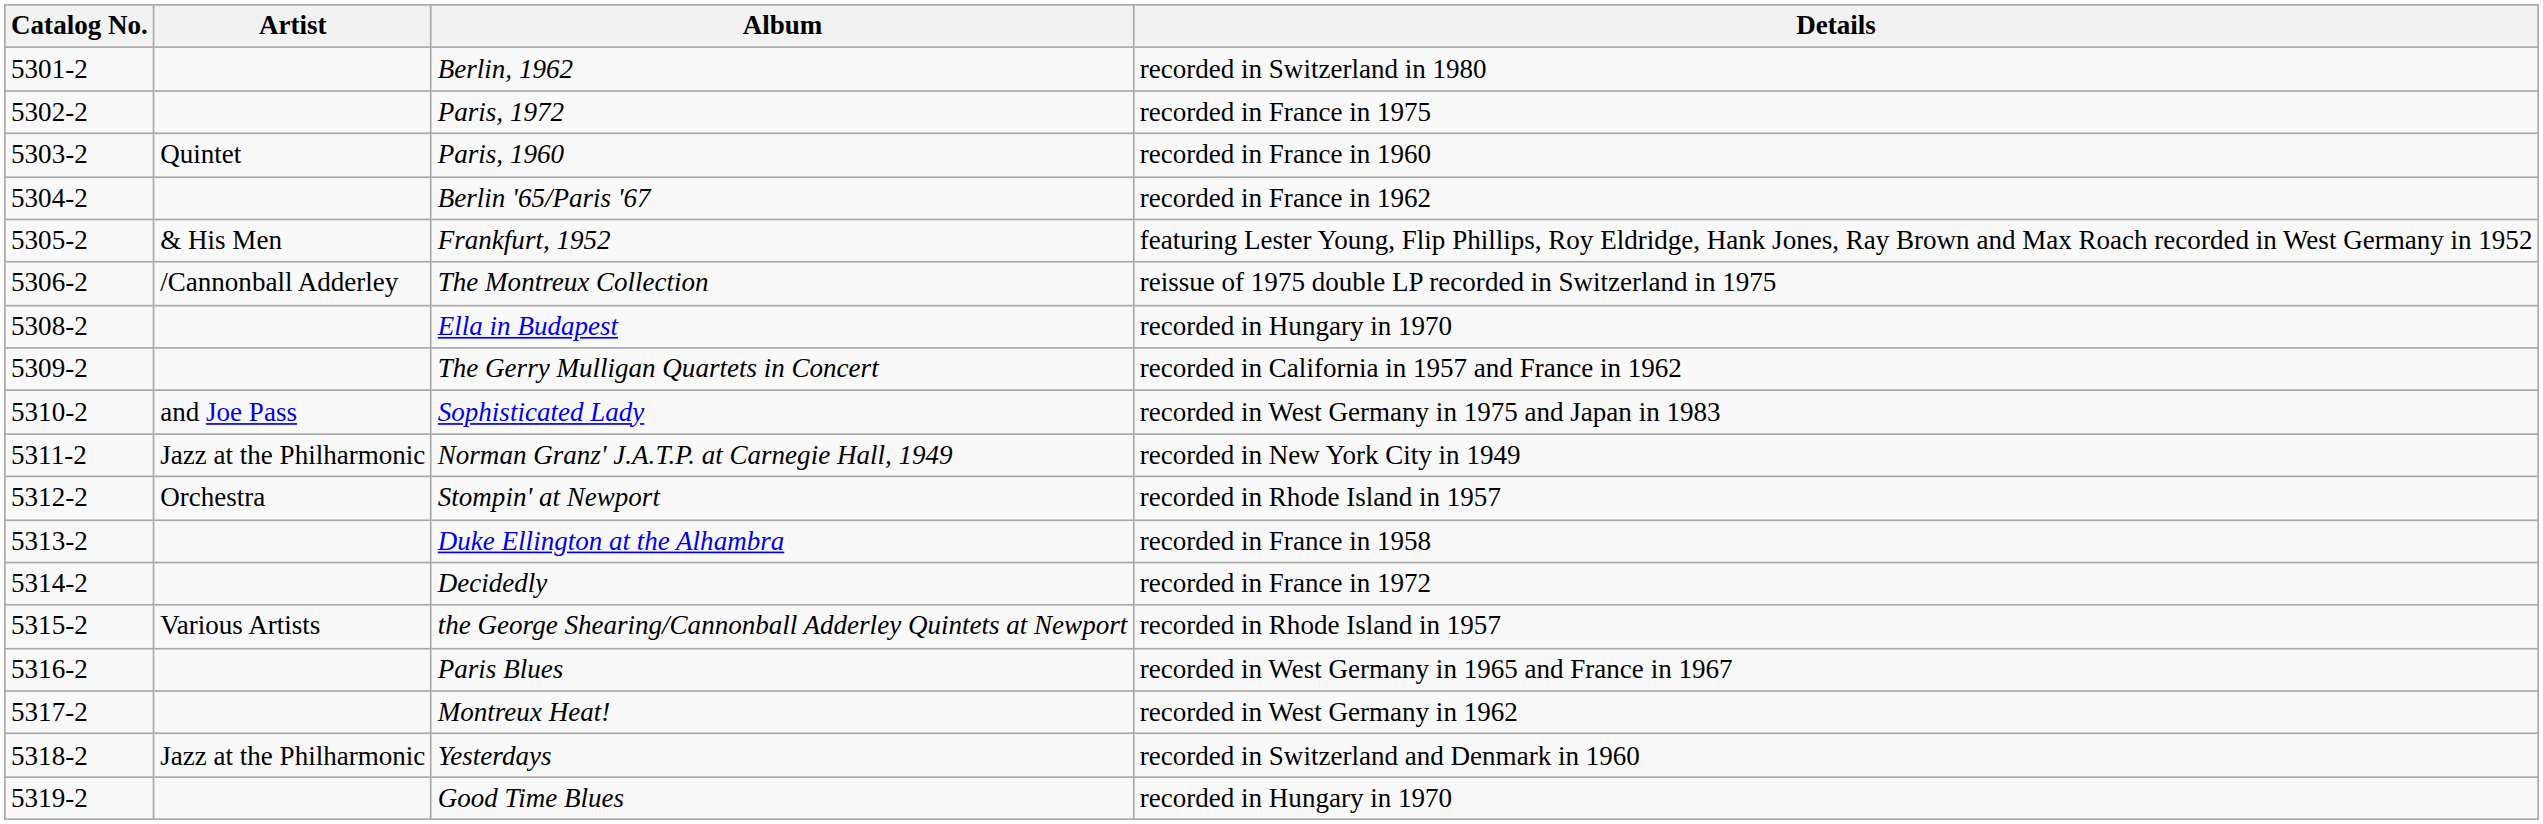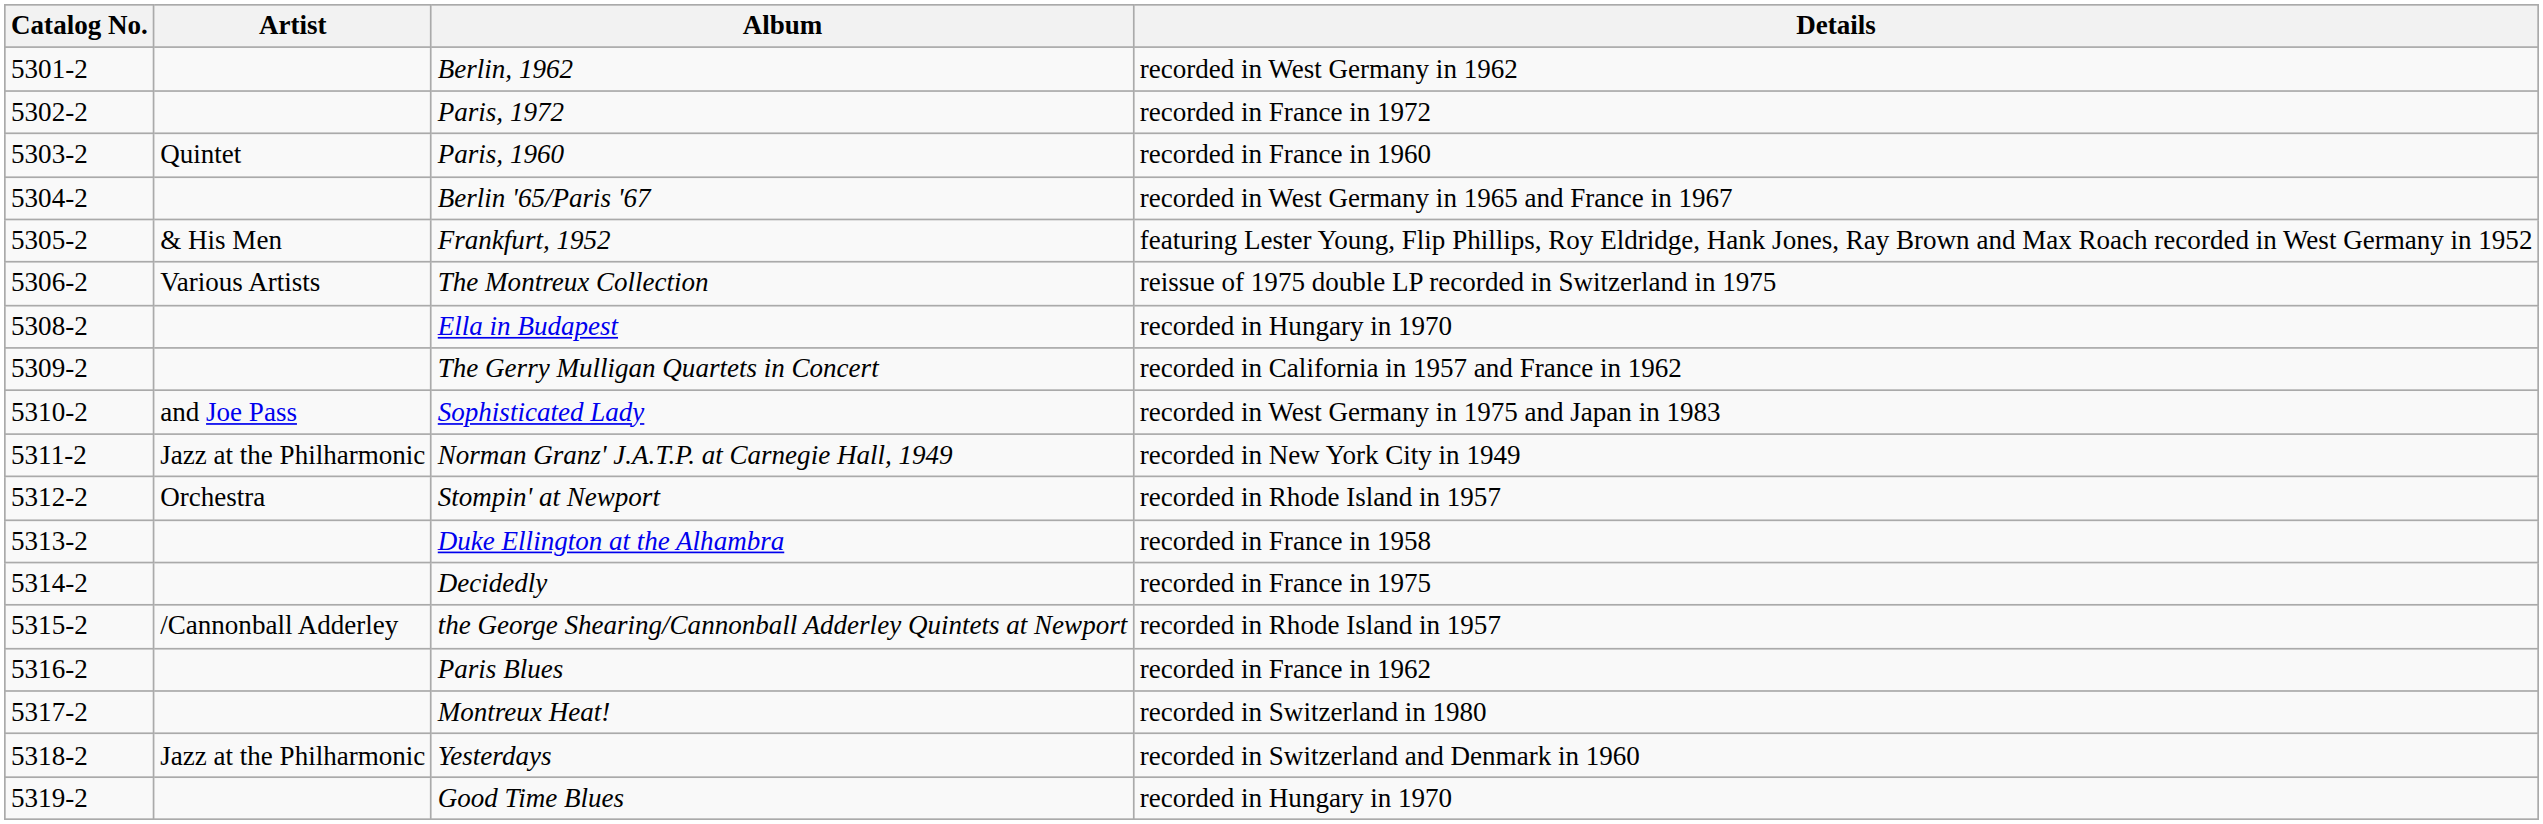(1313, 68) recorded in Switzerland in 1980 -> (1329, 68) recorded in West Germany in 1962
(1285, 111) recorded in France in 1975 -> (1285, 111) recorded in France in 1972
(1285, 197) recorded in France in 1962 -> (1436, 197) recorded in West Germany in 1965 and France in 1967
(279, 283) /Cannonball Adderley -> (240, 283) Various Artists
(1285, 583) recorded in France in 1972 -> (1285, 583) recorded in France in 1975
(240, 626) Various Artists -> (279, 626) /Cannonball Adderley
(1436, 669) recorded in West Germany in 1965 and France in 1967 -> (1285, 669) recorded in France in 1962
(1329, 712) recorded in West Germany in 1962 -> (1313, 712) recorded in Switzerland in 1980
